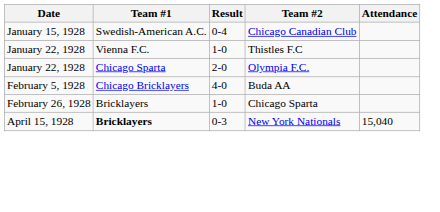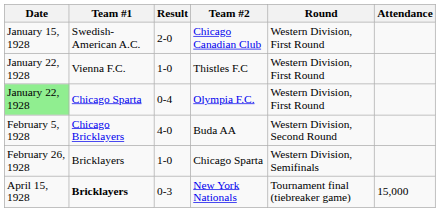+ column: (321, 13)
(219, 31) 0-4 -> (165, 37) 2-0
(46, 67) no background -> (33, 99) lightgreen background
(219, 67) 2-0 -> (165, 99) 0-4
(377, 121) 15,040 -> (393, 191) 15,000
